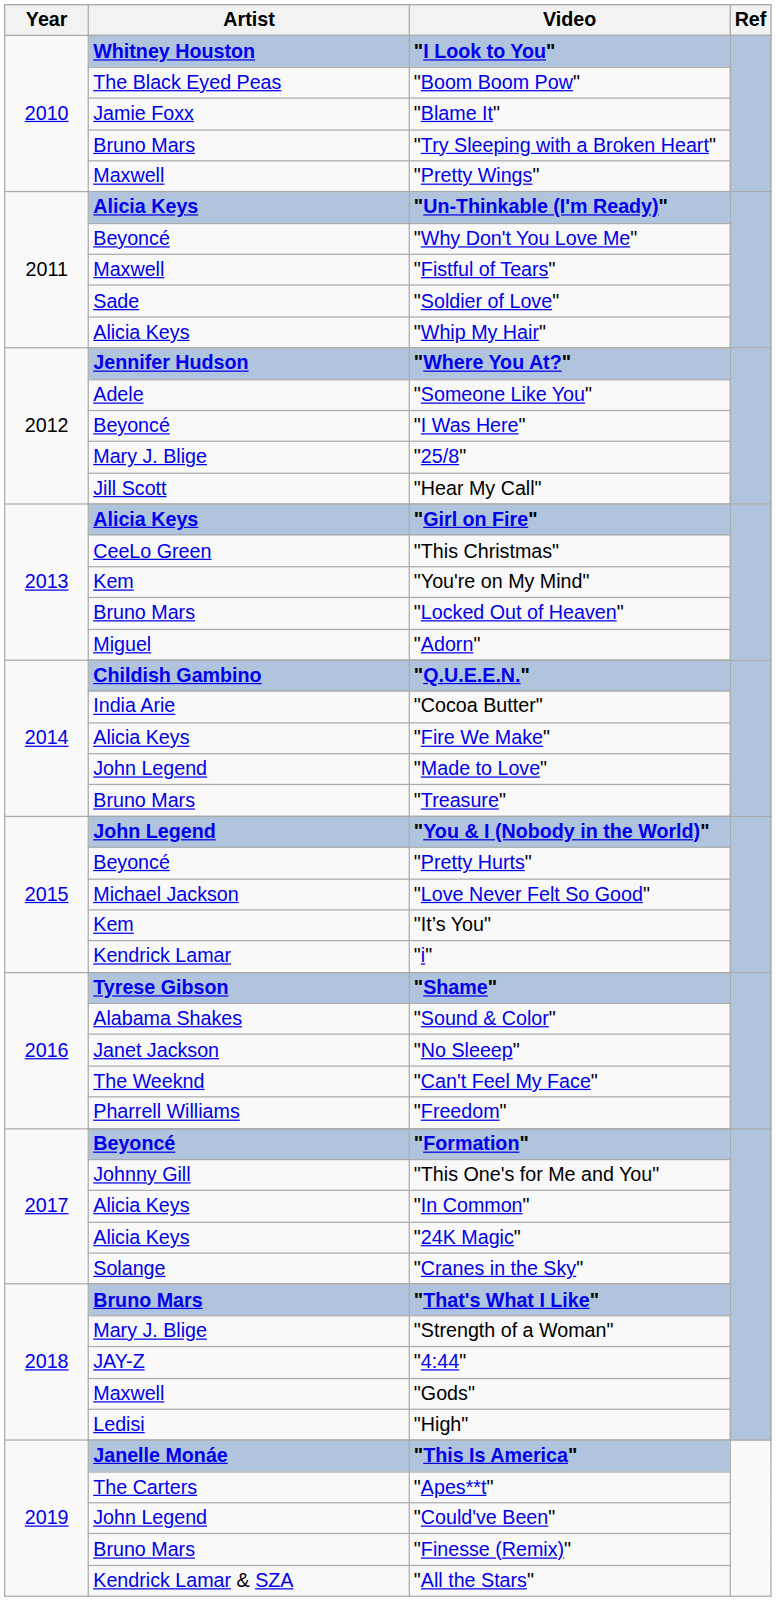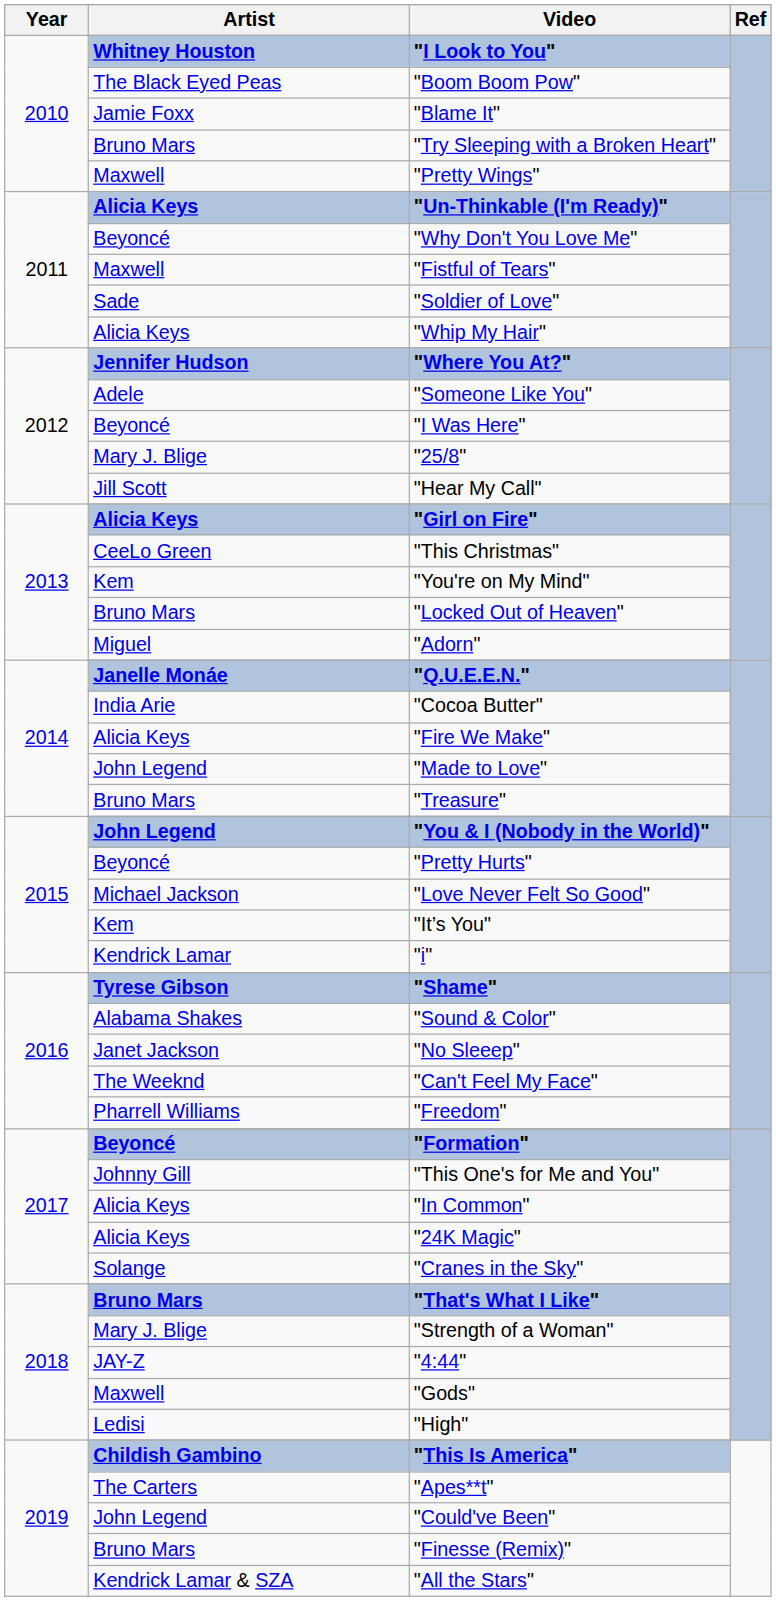(177, 675) Childish Gambino -> (161, 675) Janelle Monáe
(161, 1455) Janelle Monáe -> (177, 1455) Childish Gambino
